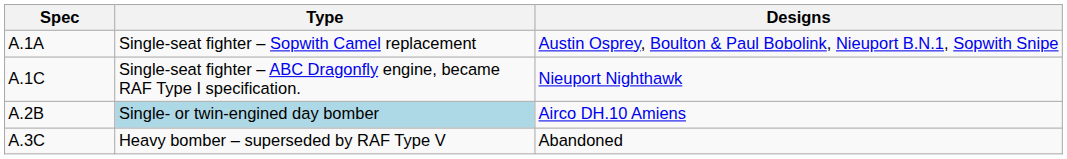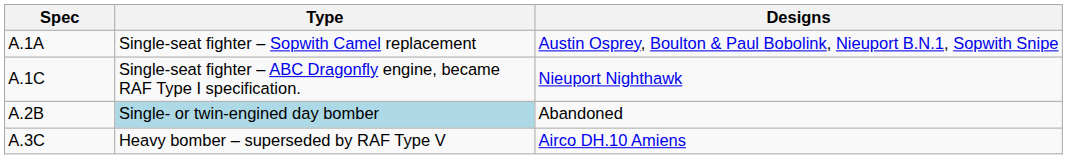(612, 114) Airco DH.10 Amiens -> (581, 114) Abandoned
(581, 140) Abandoned -> (612, 140) Airco DH.10 Amiens
